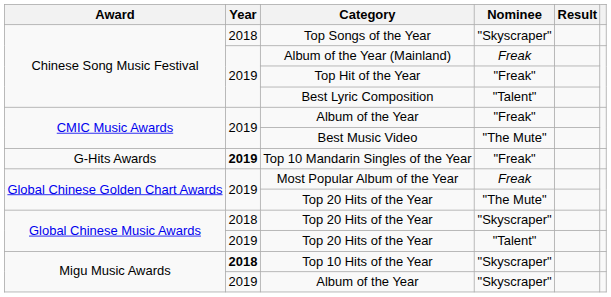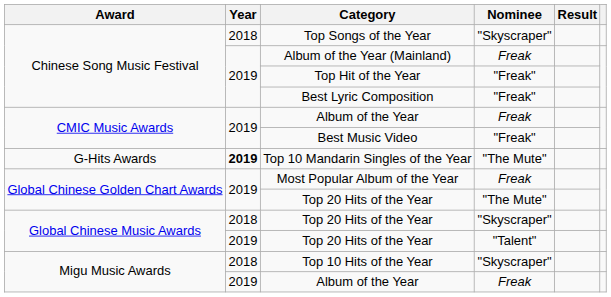(515, 96) "Talent" -> (515, 96) "Freak"
(515, 117) "Freak" -> (515, 117) Freak
(515, 138) "The Mute" -> (515, 138) "Freak"
(515, 158) "Freak" -> (515, 158) "The Mute"
(243, 261) bold -> (243, 261) normal
(515, 281) "Skyscraper" -> (515, 281) Freak
